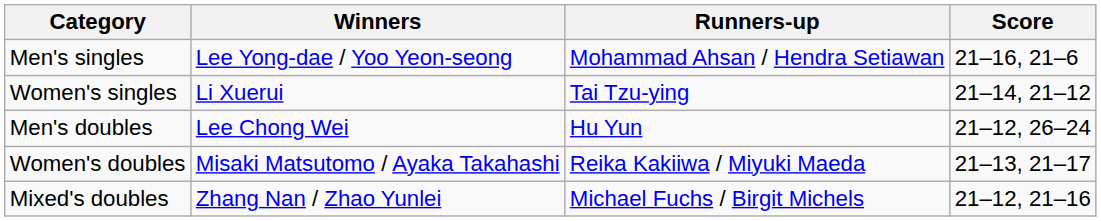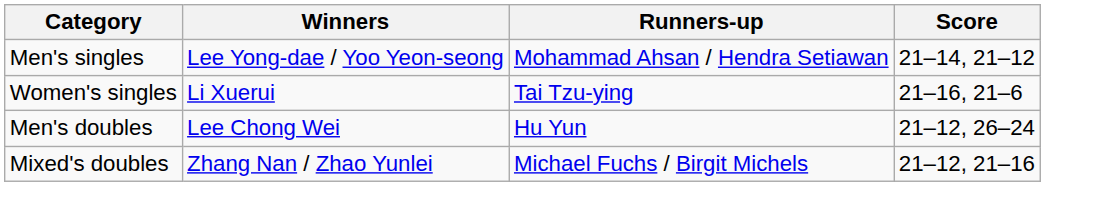(1017, 57) 21–16, 21–6 -> (967, 57) 21–14, 21–12
(1023, 92) 21–14, 21–12 -> (961, 92) 21–16, 21–6
- row: (98, 163)
